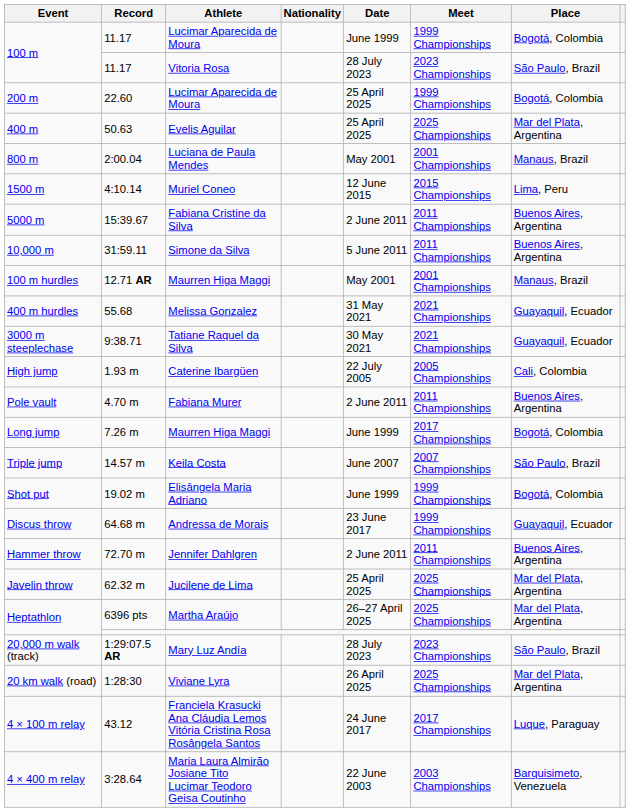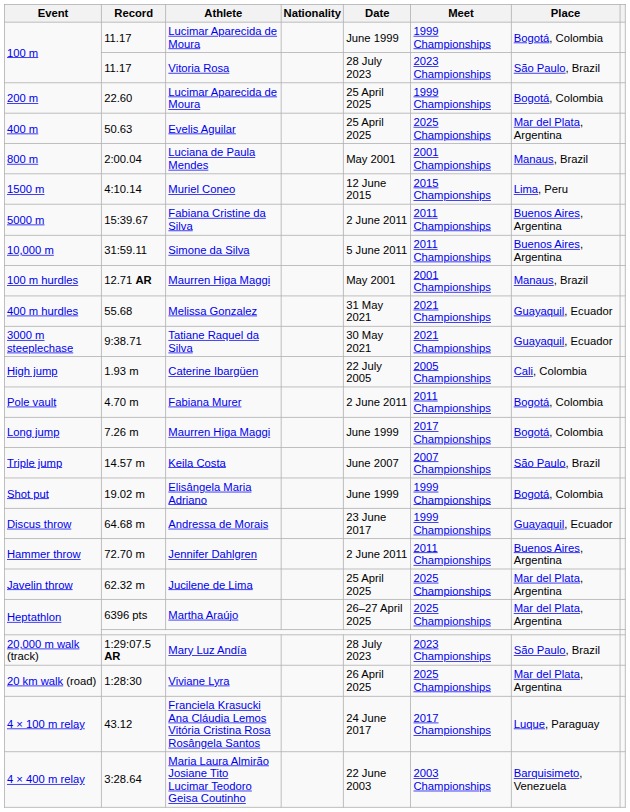(548, 402) Buenos Aires, Argentina -> (558, 402) Bogotá, Colombia
